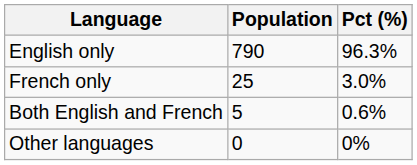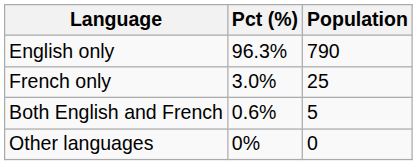columns swapped: (282, 19) <-> (375, 19)
